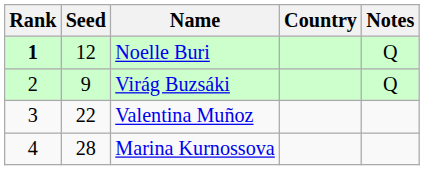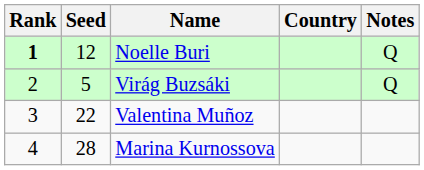(86, 84) 9 -> (86, 84) 5
